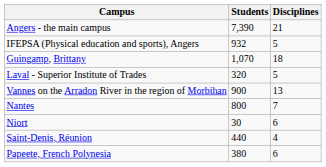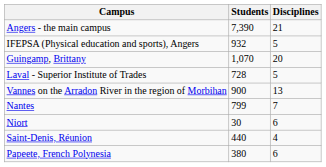(278, 59) 18 -> (278, 59) 20
(239, 75) 320 -> (239, 75) 728
(239, 106) 800 -> (239, 106) 799
